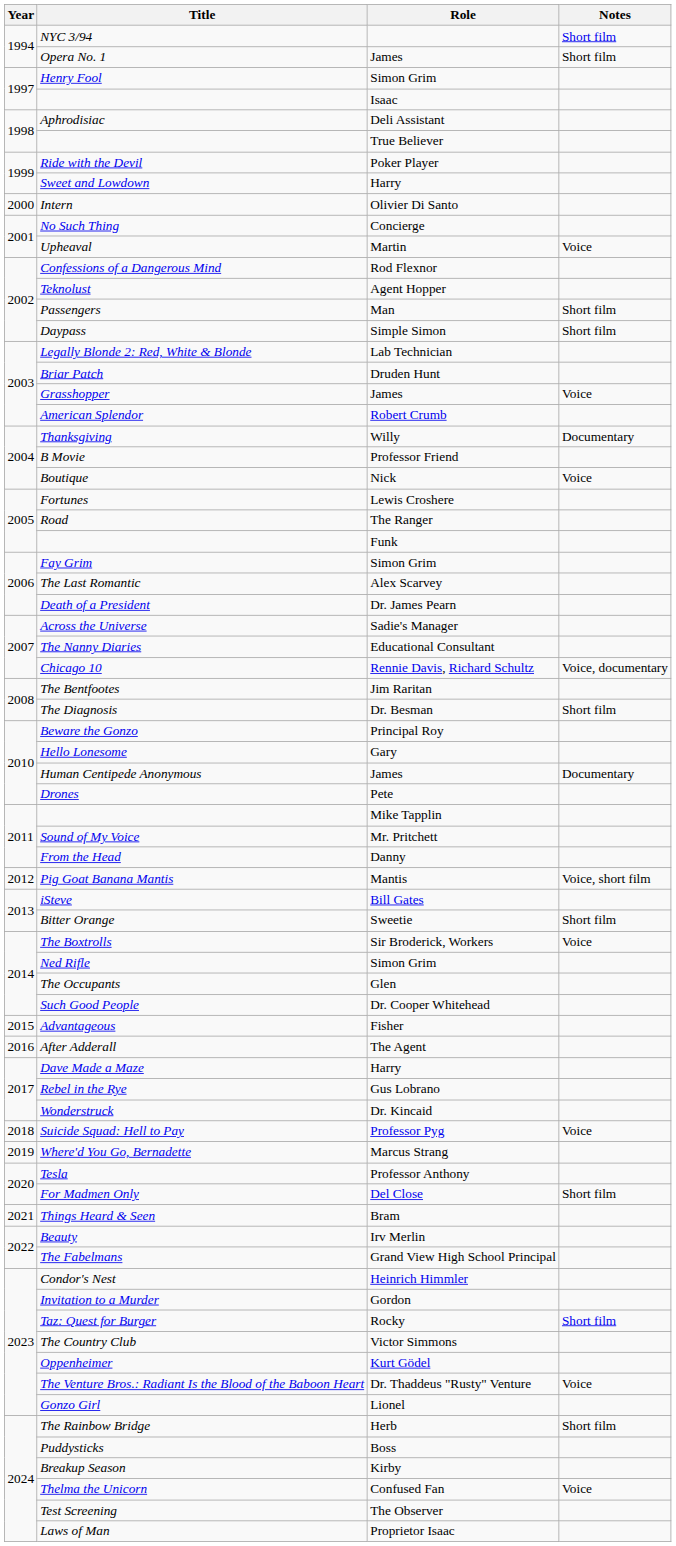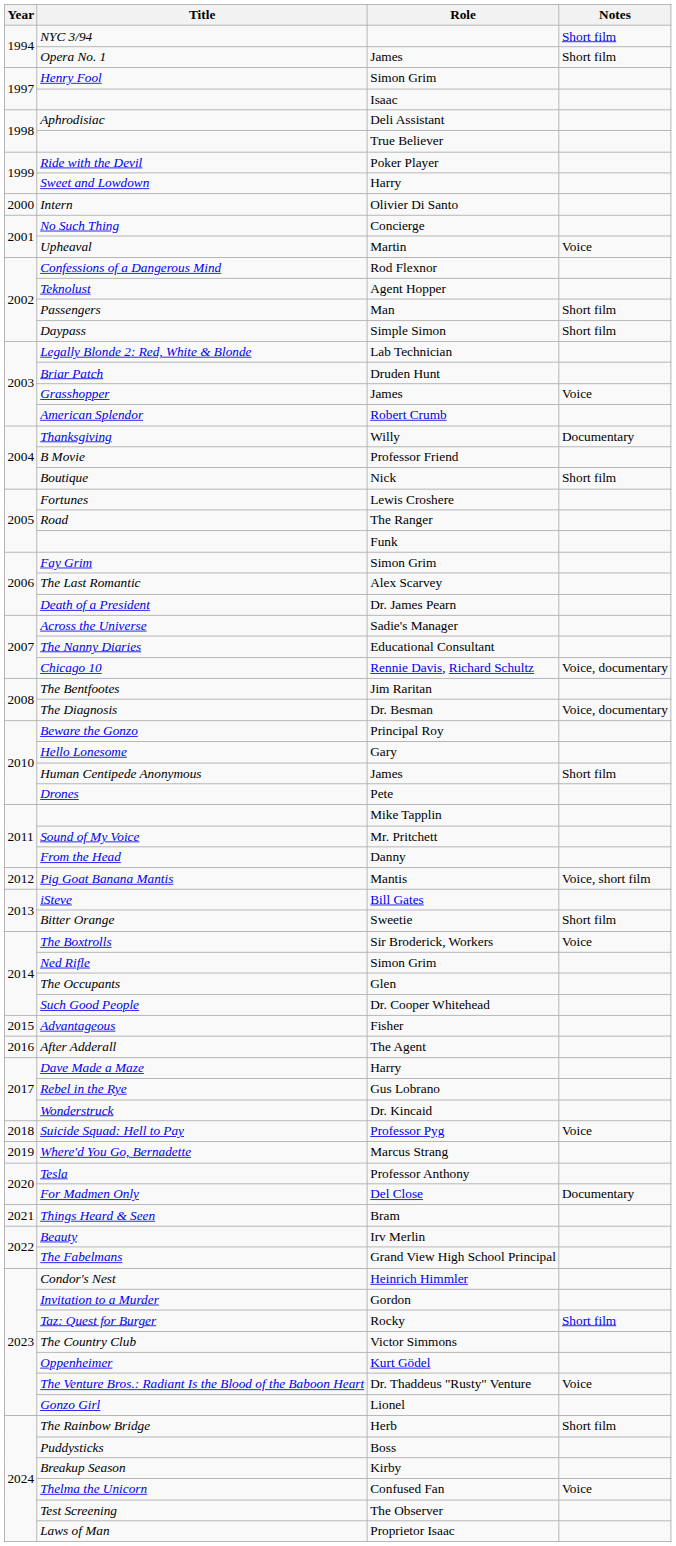(577, 478) Voice -> (589, 478) Short film
(589, 710) Short film -> (615, 710) Voice, documentary
(598, 773) Documentary -> (589, 773) Short film
(589, 1194) Short film -> (598, 1194) Documentary
